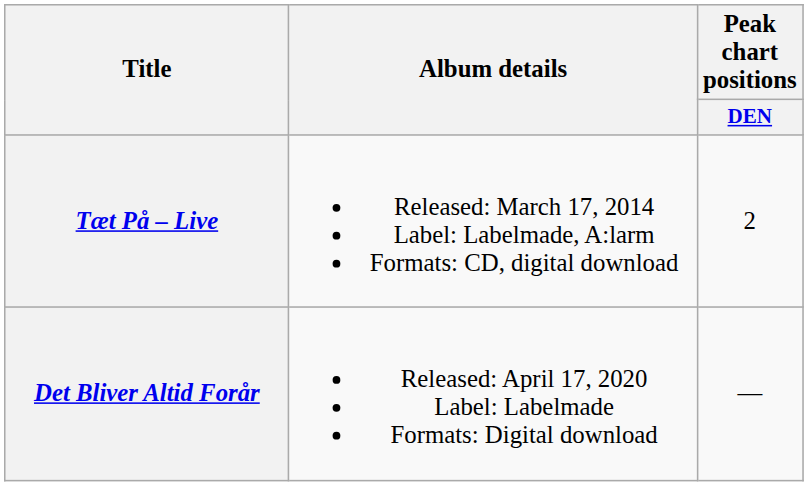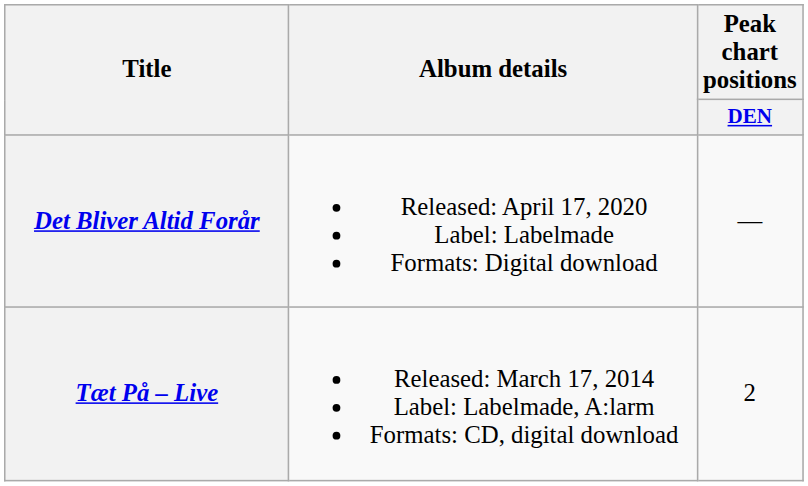rows swapped: (147, 220) <-> (147, 393)
